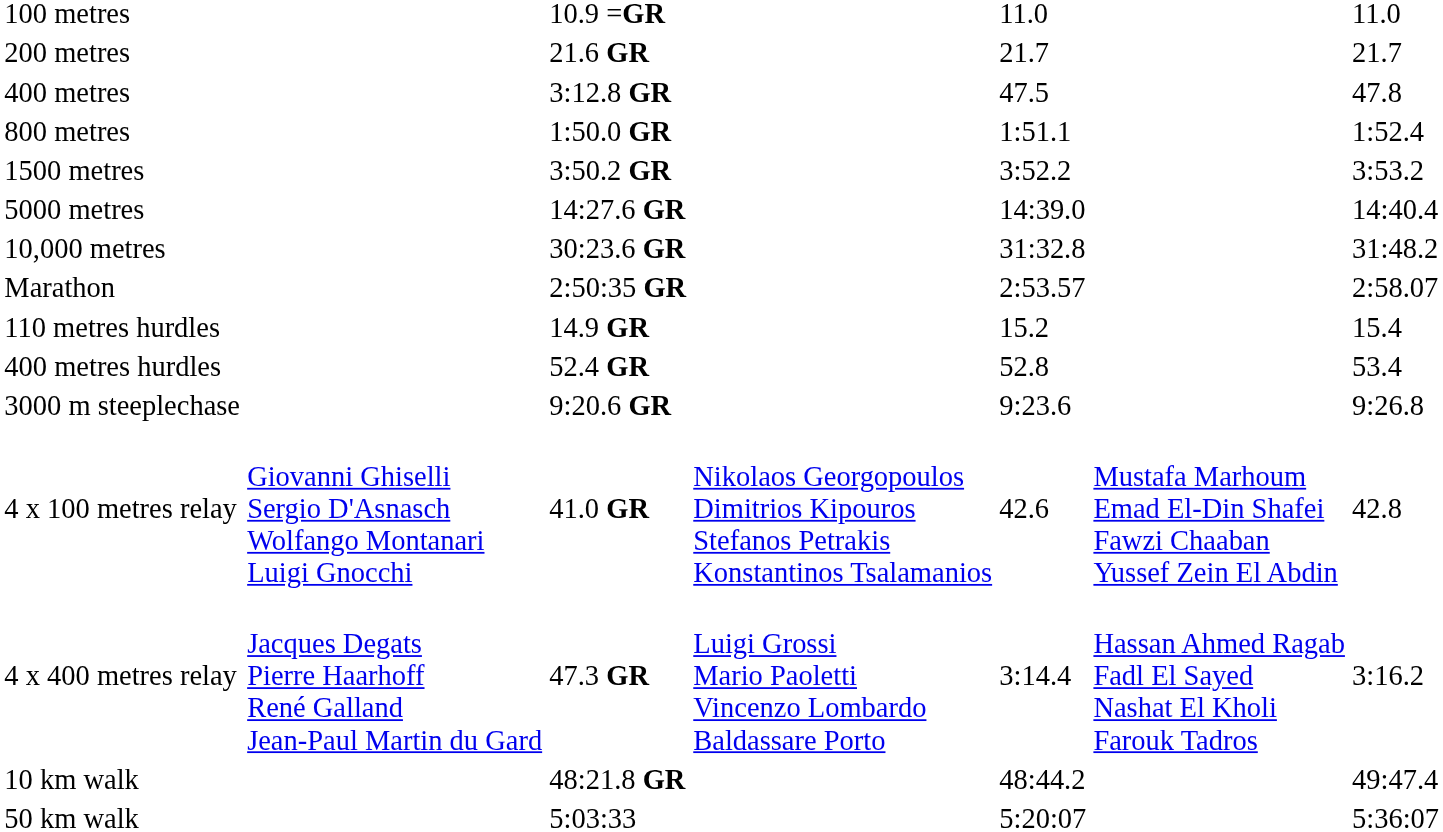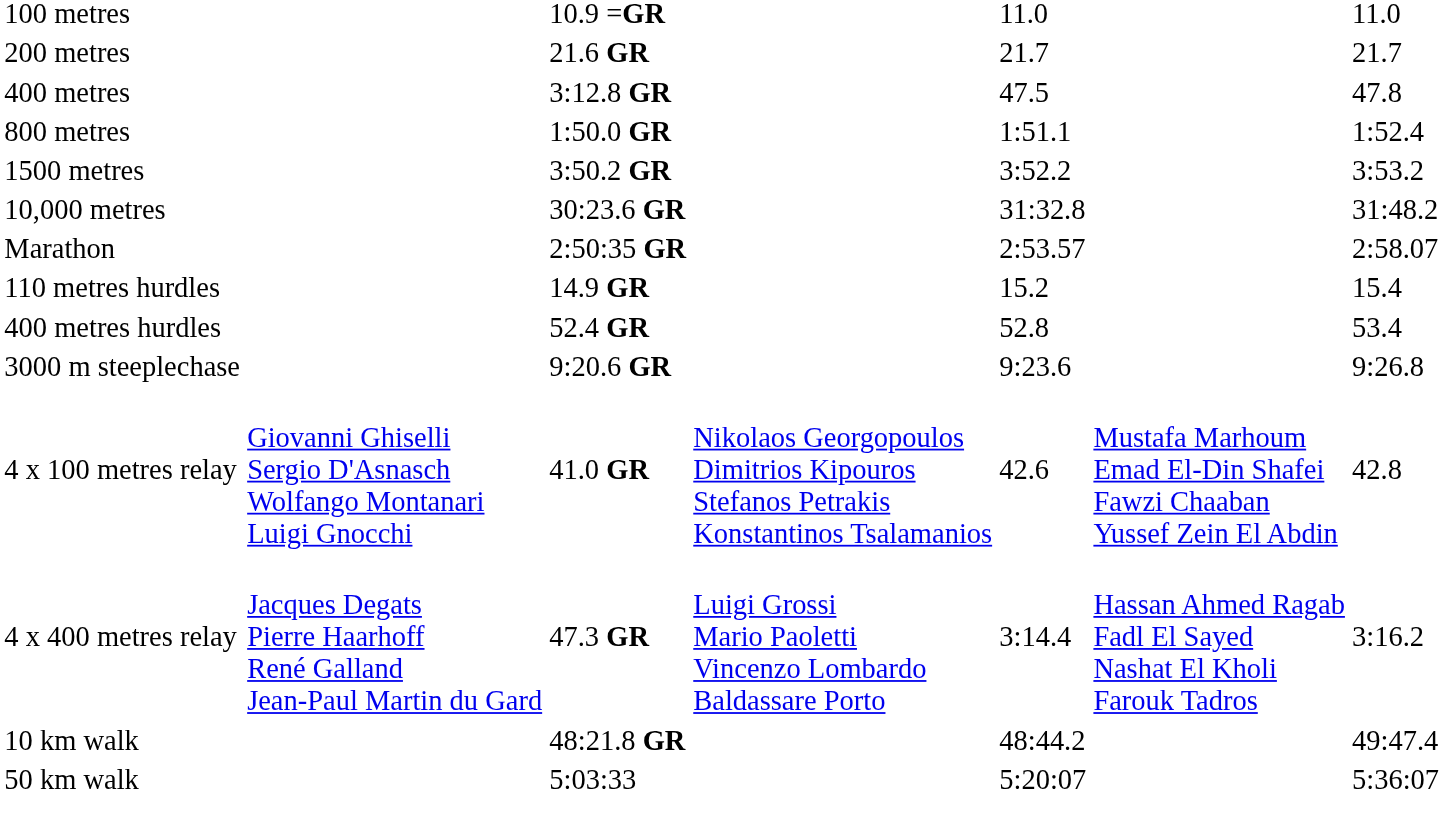- row: (74, 209)
